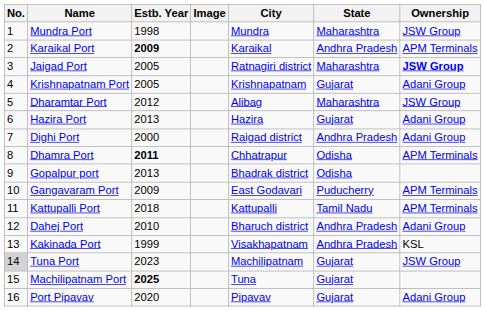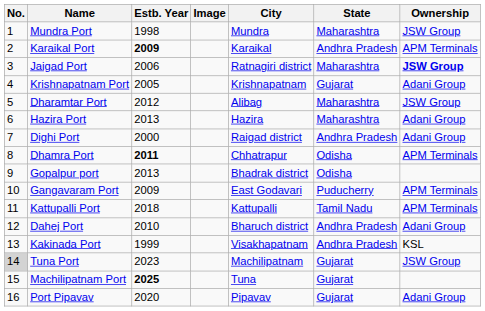(147, 66) 2005 -> (147, 66) 2006
(335, 119) Gujarat -> (348, 119) Maharashtra
